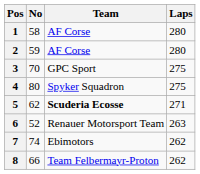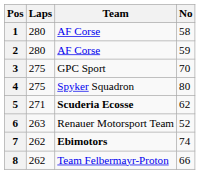columns swapped: (36, 13) <-> (181, 13)
(71, 141) normal -> (82, 141) bold
